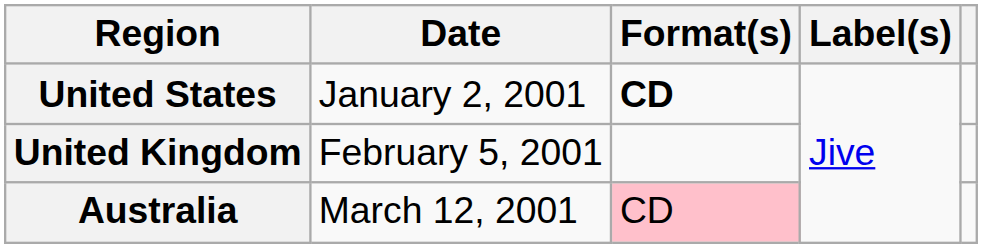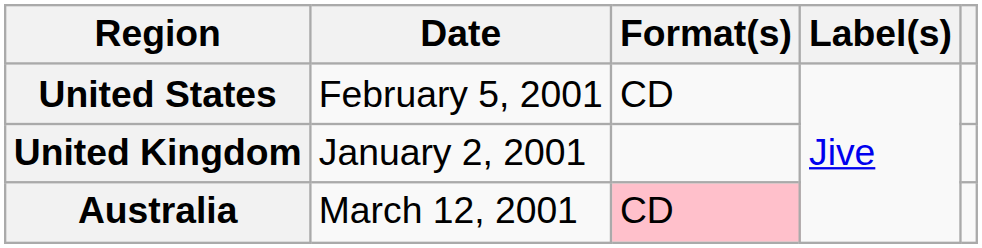(452, 93) January 2, 2001 -> (461, 93) February 5, 2001
(647, 93) bold -> (647, 93) normal
(461, 152) February 5, 2001 -> (452, 152) January 2, 2001
